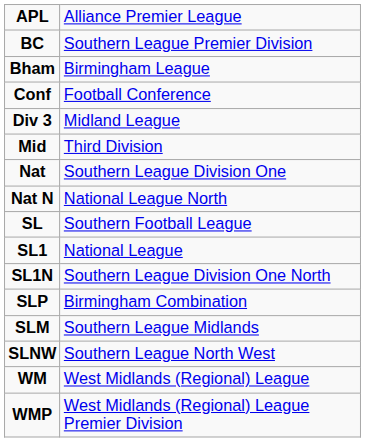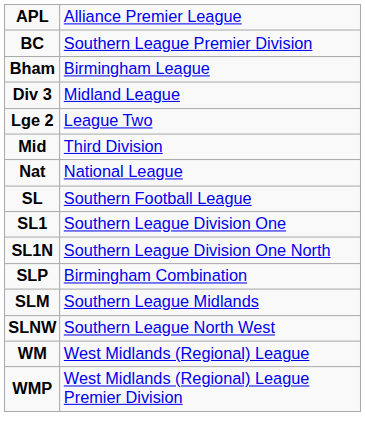- row: (32, 95)
+ row: (32, 120)
(175, 172) Southern League Division One -> (123, 172) National League
- row: (32, 198)
(123, 250) National League -> (175, 224) Southern League Division One
